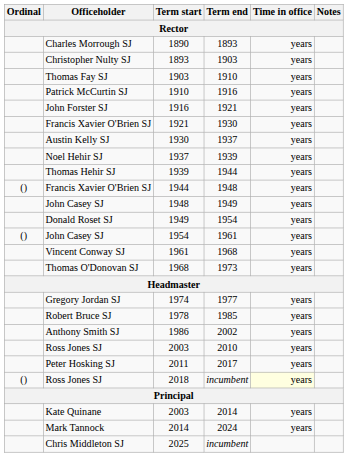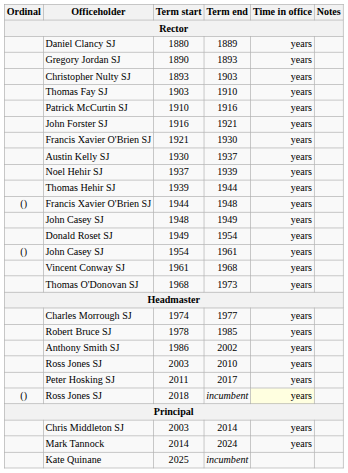+ row: (179, 44)
(89, 44) Charles Morrough SJ -> (83, 60) Gregory Jordan SJ
(83, 300) Gregory Jordan SJ -> (89, 316) Charles Morrough SJ
(73, 412) Kate Quinane -> (85, 428) Chris Middleton SJ
(85, 444) Chris Middleton SJ -> (73, 460) Kate Quinane
